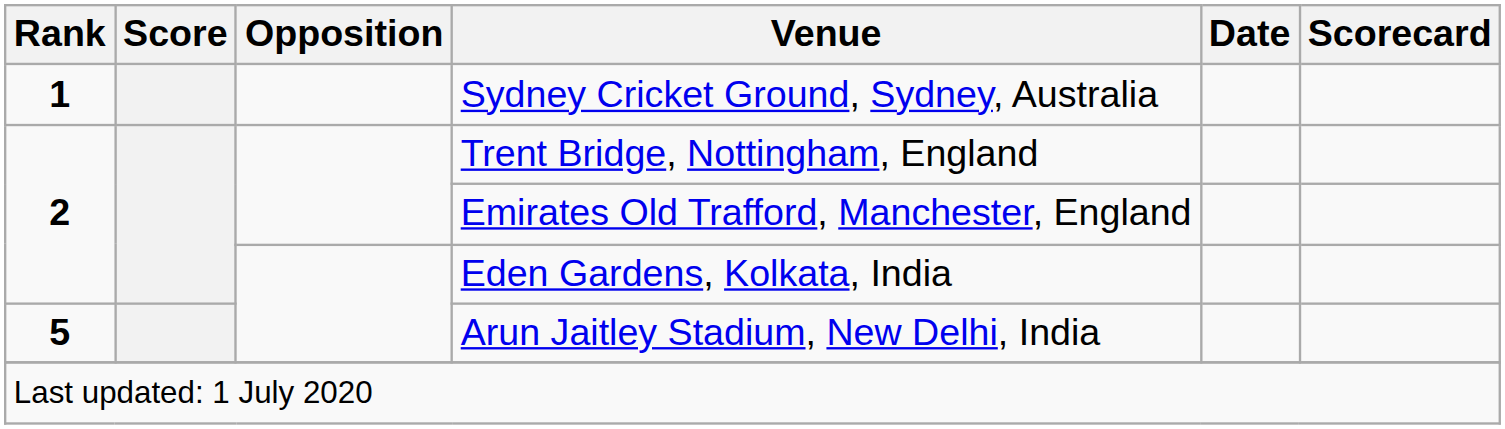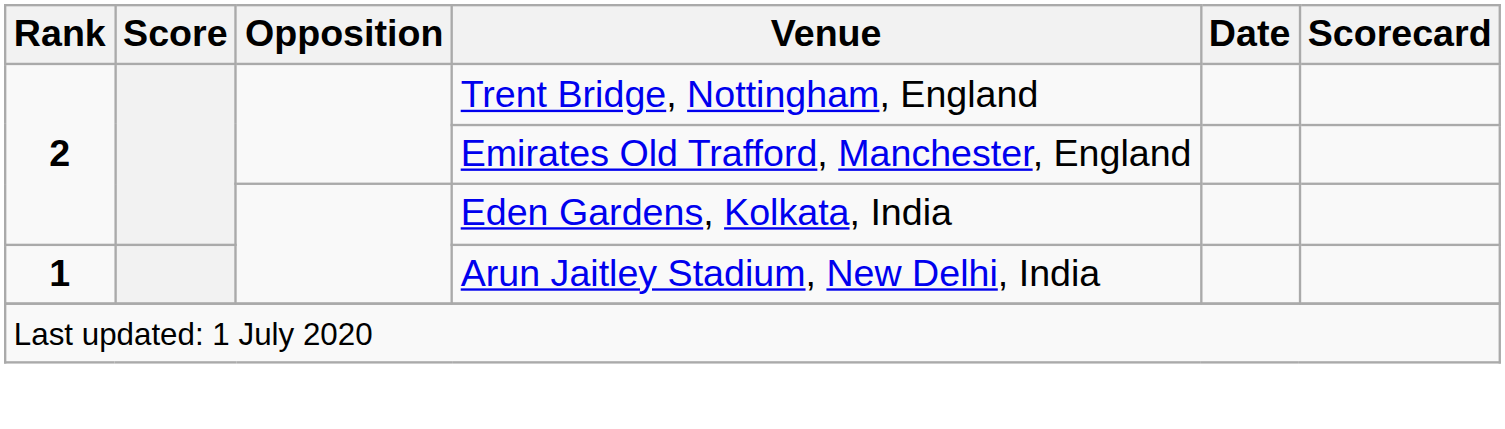- row: (809, 93)
(60, 332) 5 -> (60, 272) 1
